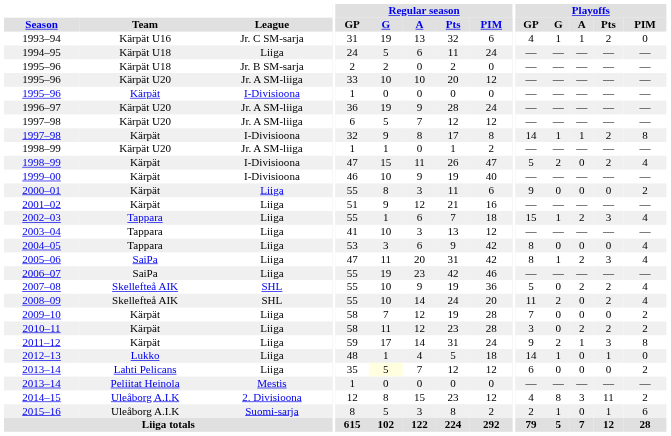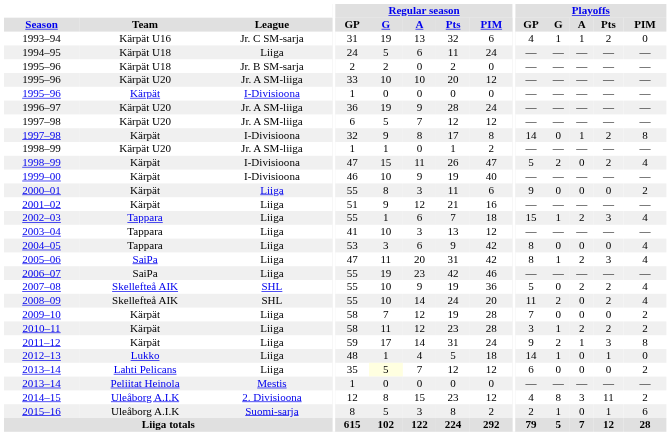(558, 135) 1 -> (558, 135) 0
(558, 328) 0 -> (558, 328) 1
